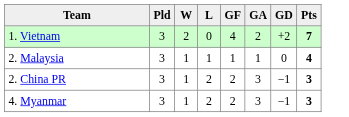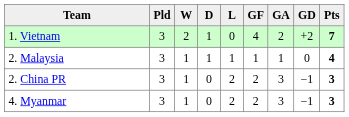+ column: (209, 15)
